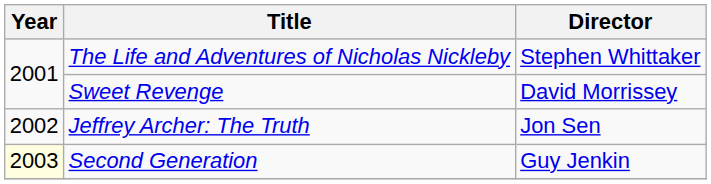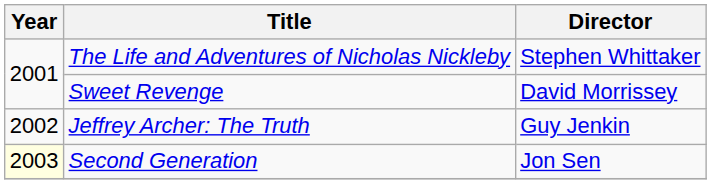(560, 126) Jon Sen -> (575, 126) Guy Jenkin
(575, 160) Guy Jenkin -> (560, 160) Jon Sen
